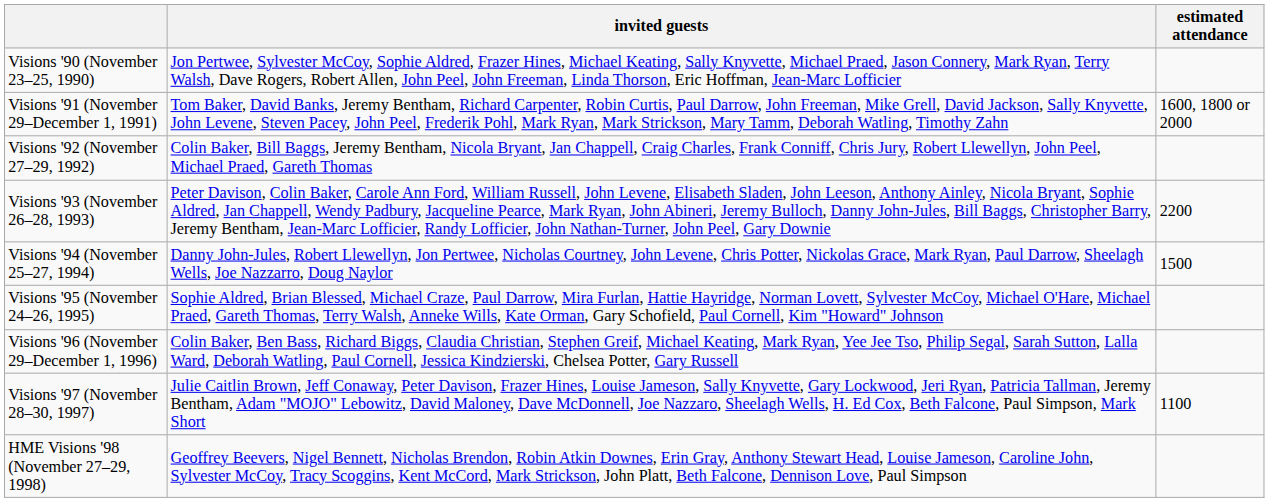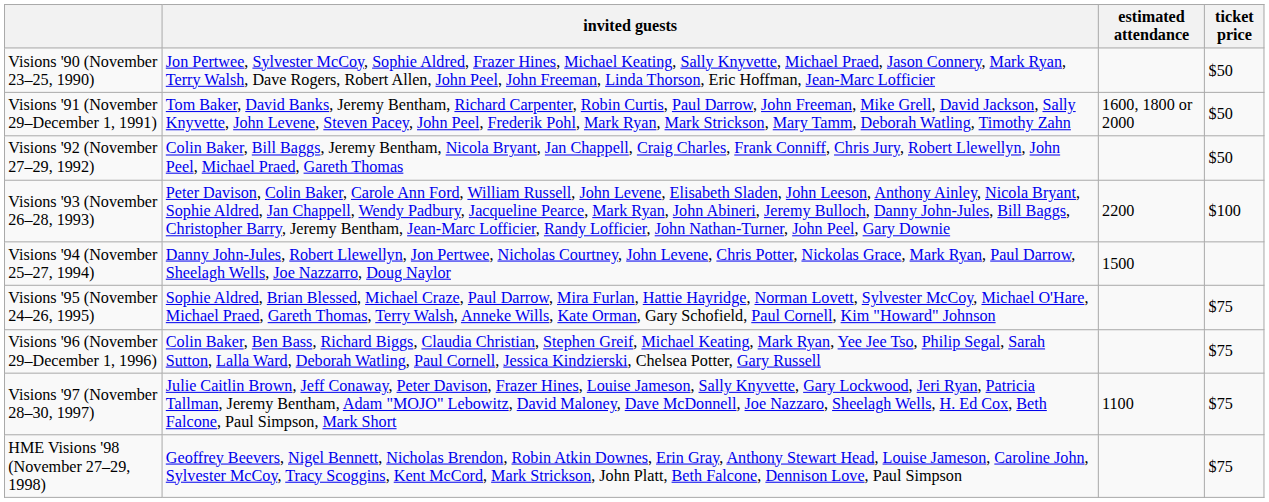+ column: (1234, 26)
